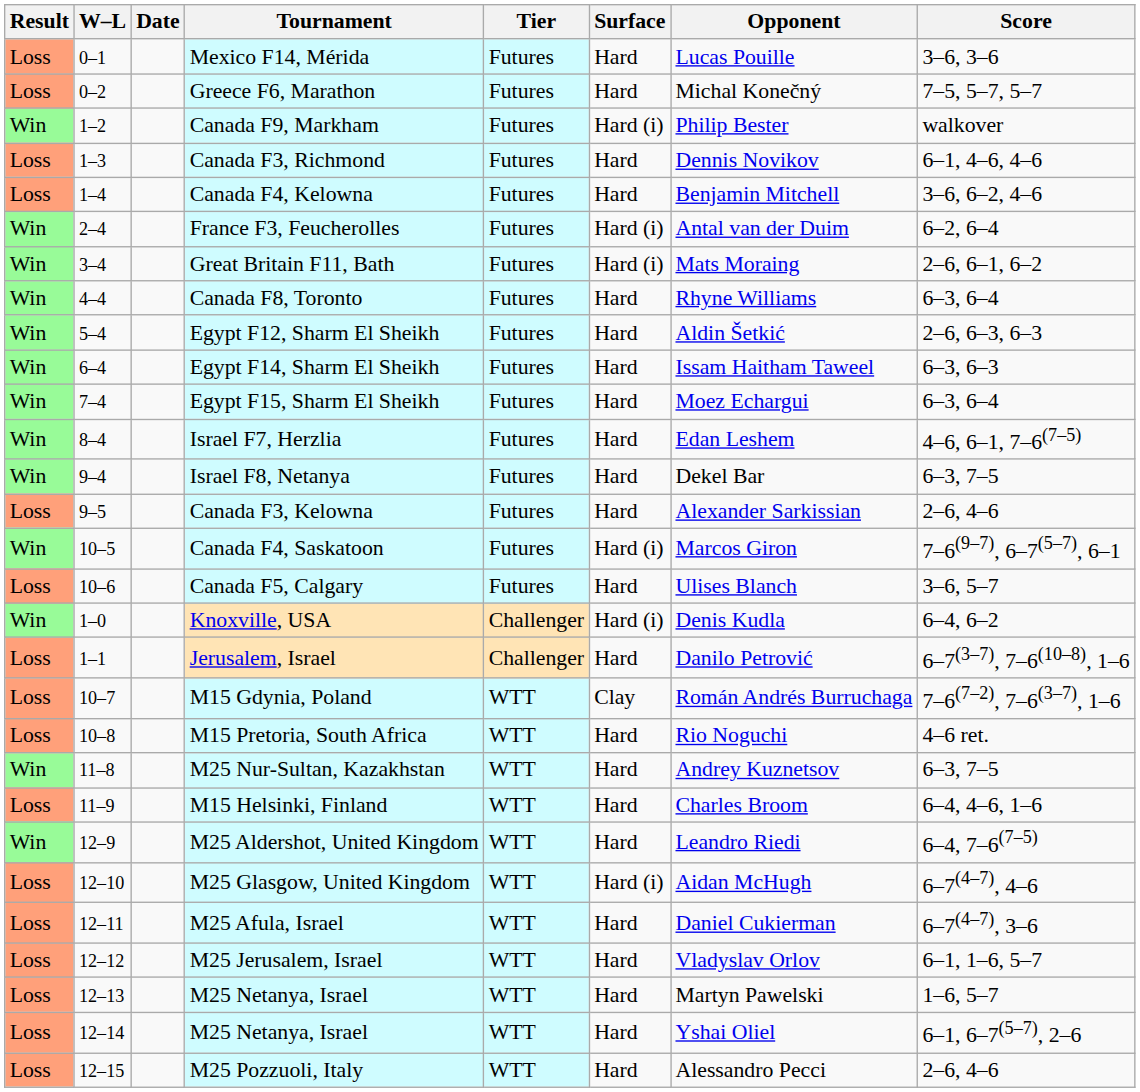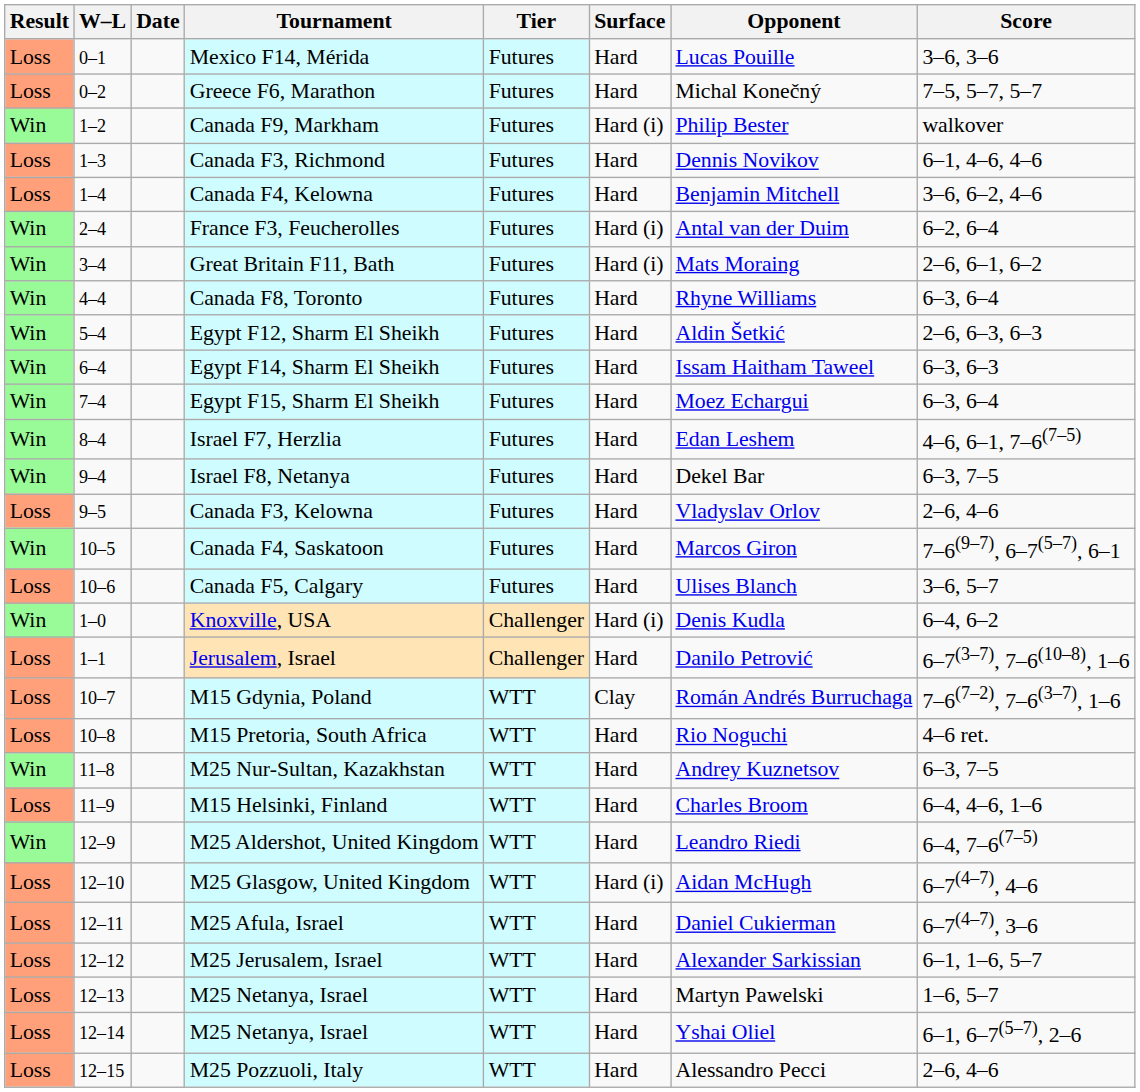(768, 510) Alexander Sarkissian -> (748, 510) Vladyslav Orlov
(629, 548) Hard (i) -> (616, 548) Hard
(748, 960) Vladyslav Orlov -> (768, 960) Alexander Sarkissian
